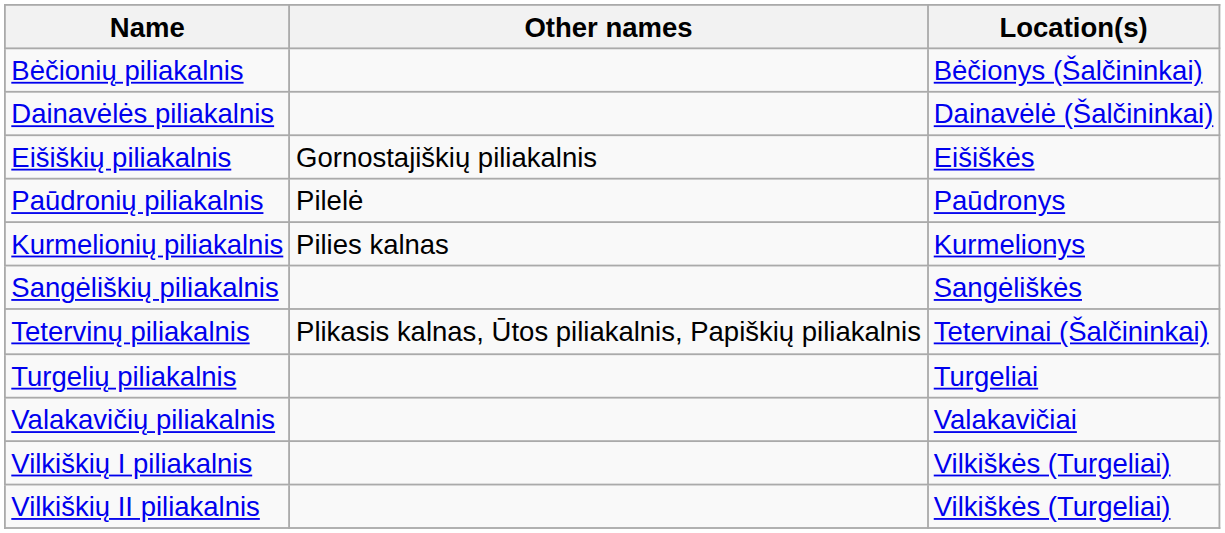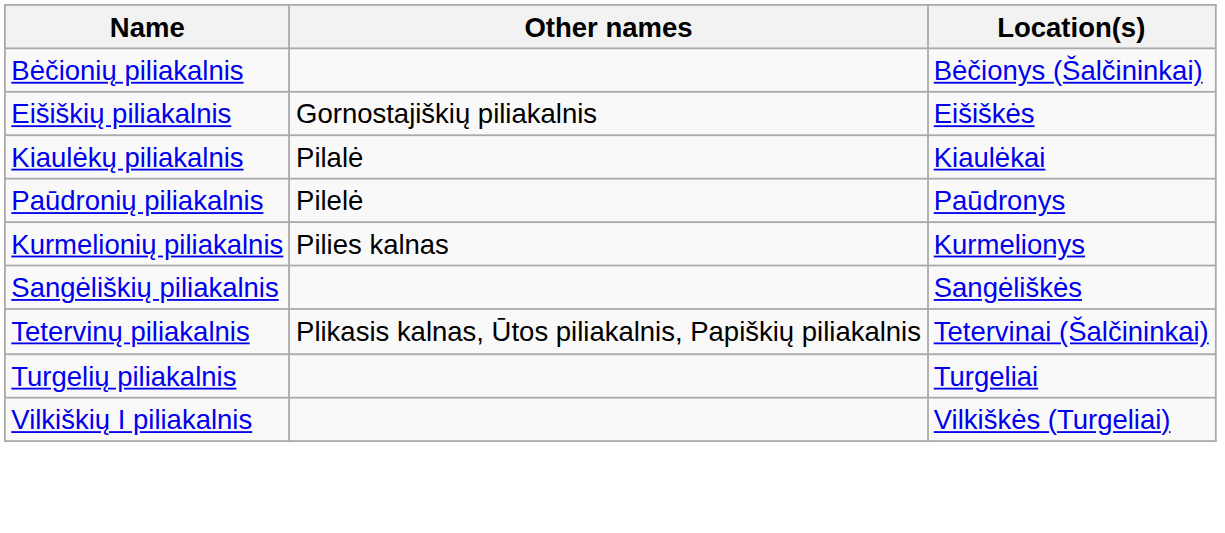- row: (143, 114)
+ row: (127, 158)
- row: (143, 419)
- row: (136, 506)
